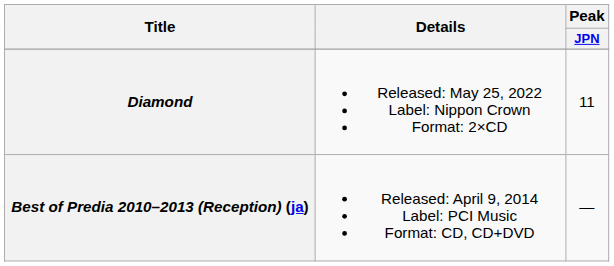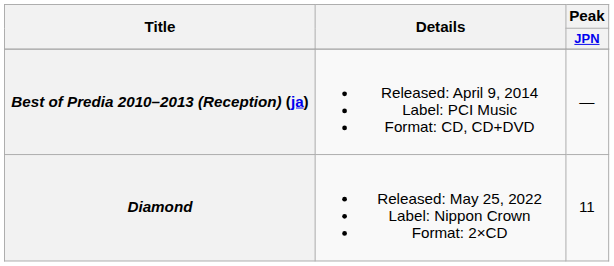rows swapped: (160, 207) <-> (160, 101)
